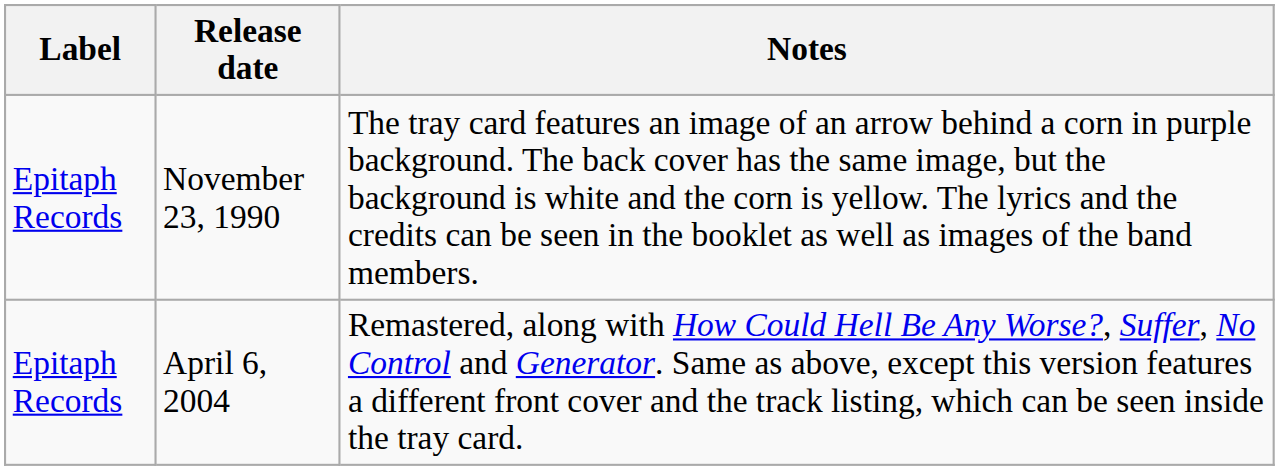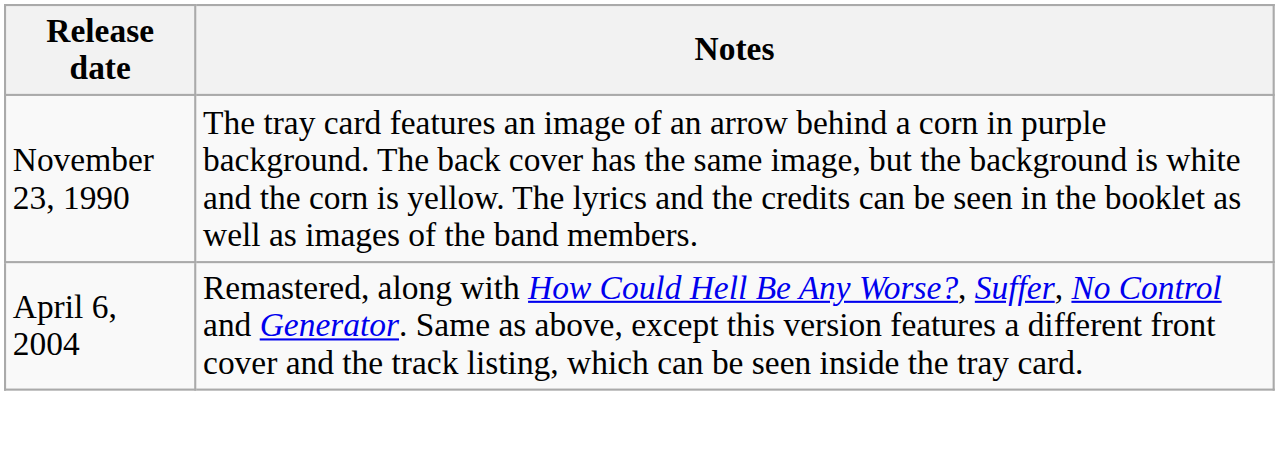- column: (80, 49)
